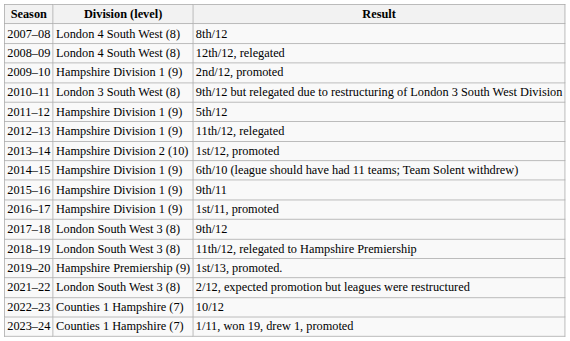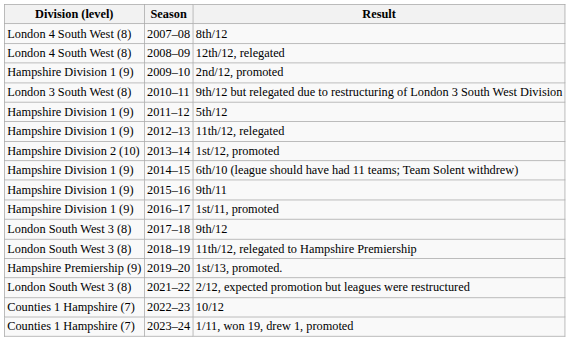columns swapped: (29, 14) <-> (123, 14)
